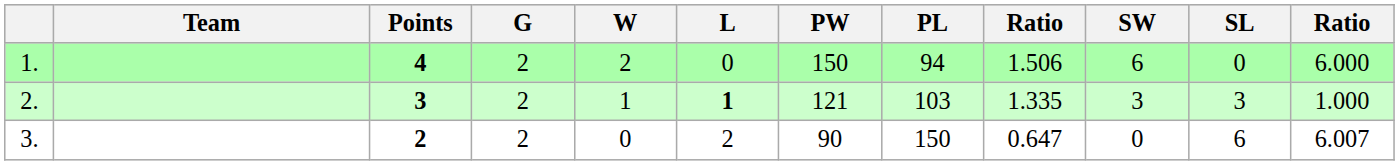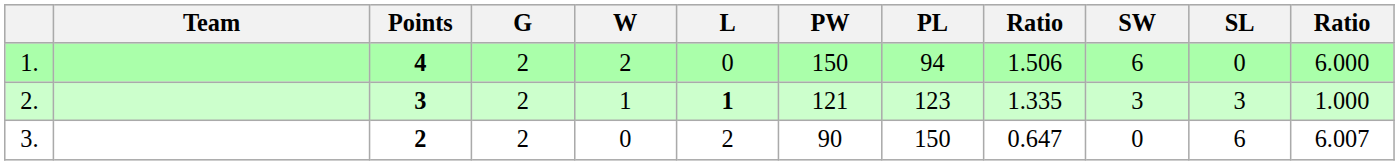(932, 100) 103 -> (932, 100) 123
